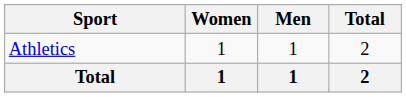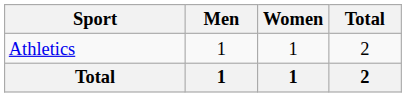columns swapped: (293, 19) <-> (221, 19)
